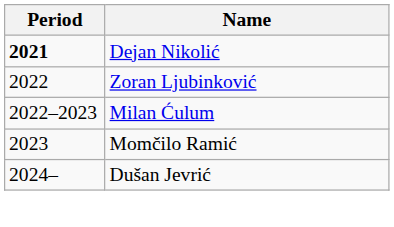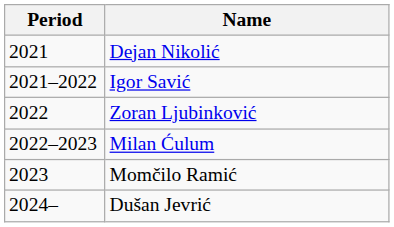(29, 50) bold -> (29, 50) normal
+ row: (150, 81)
